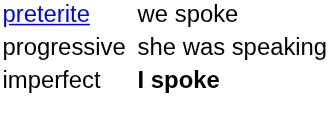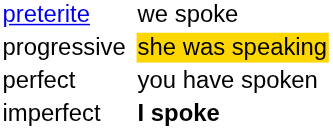(232, 47) no background -> (232, 47) gold background
+ row: (39, 80)
